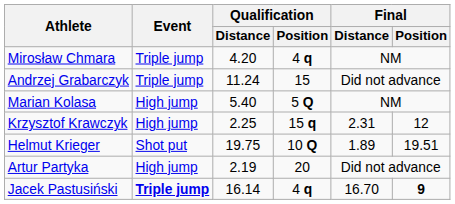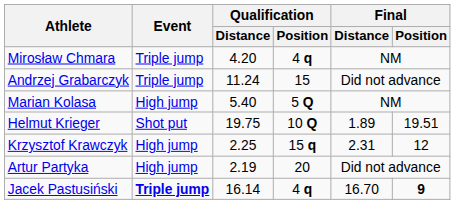rows swapped: (68, 124) <-> (54, 146)
